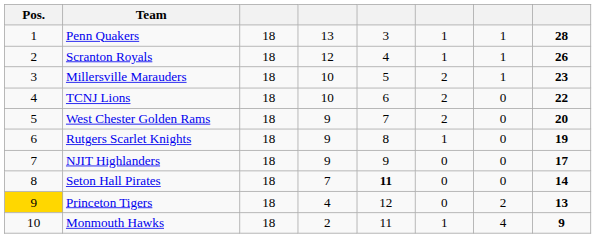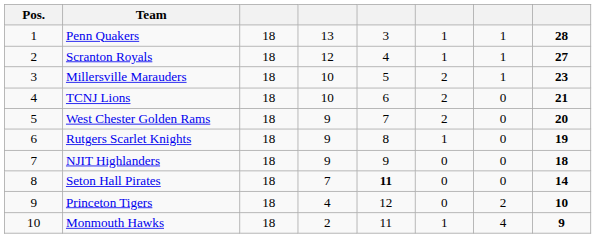(561, 56) 26 -> (561, 56) 27
(561, 98) 22 -> (561, 98) 21
(561, 160) 17 -> (561, 160) 18
(34, 202) gold background -> (34, 202) no background
(561, 202) 13 -> (561, 202) 10
